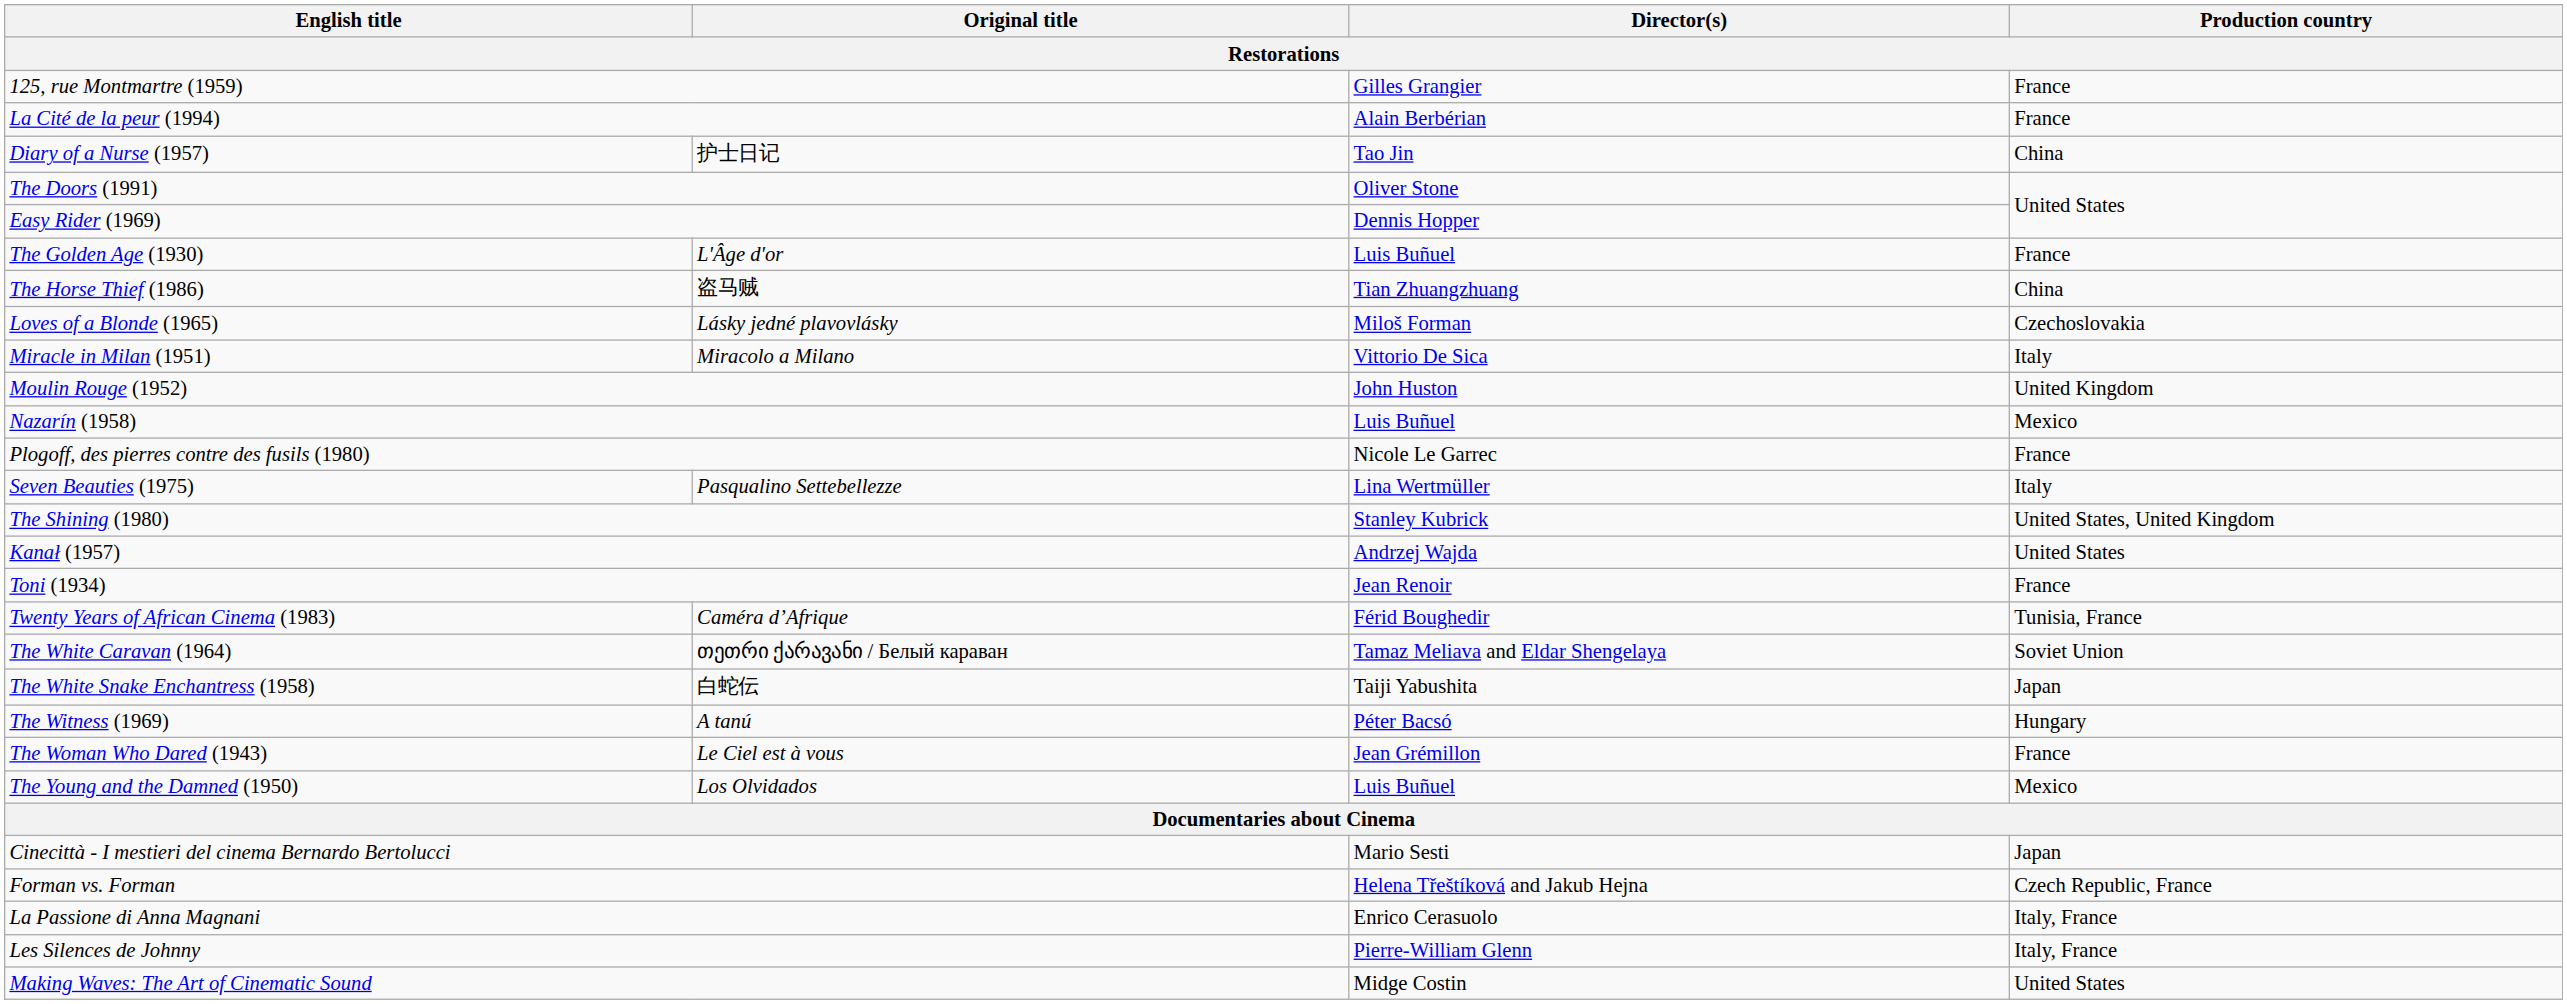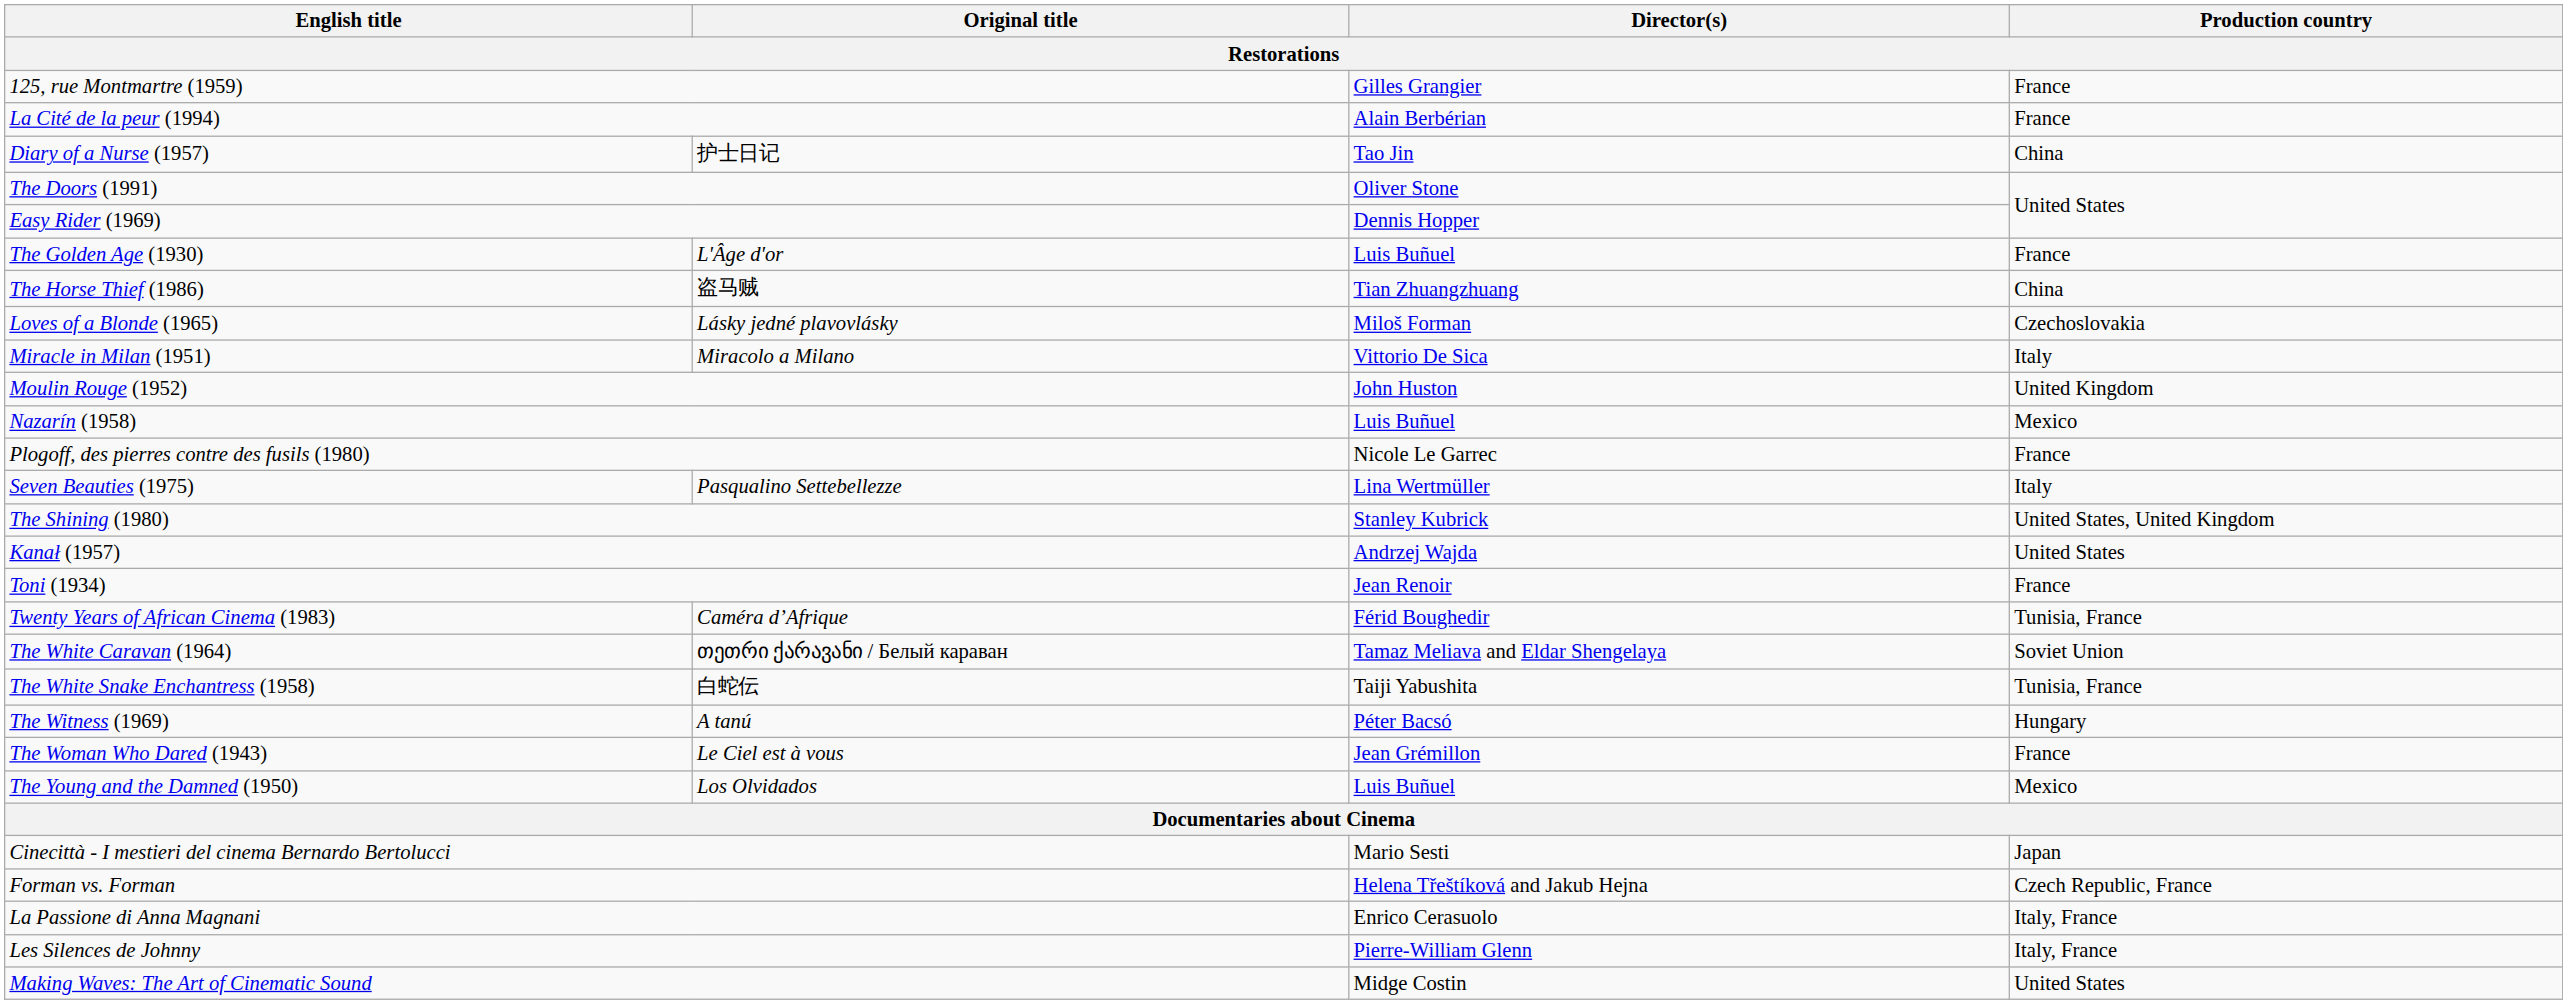(2038, 686) Japan -> (2078, 686) Tunisia, France
